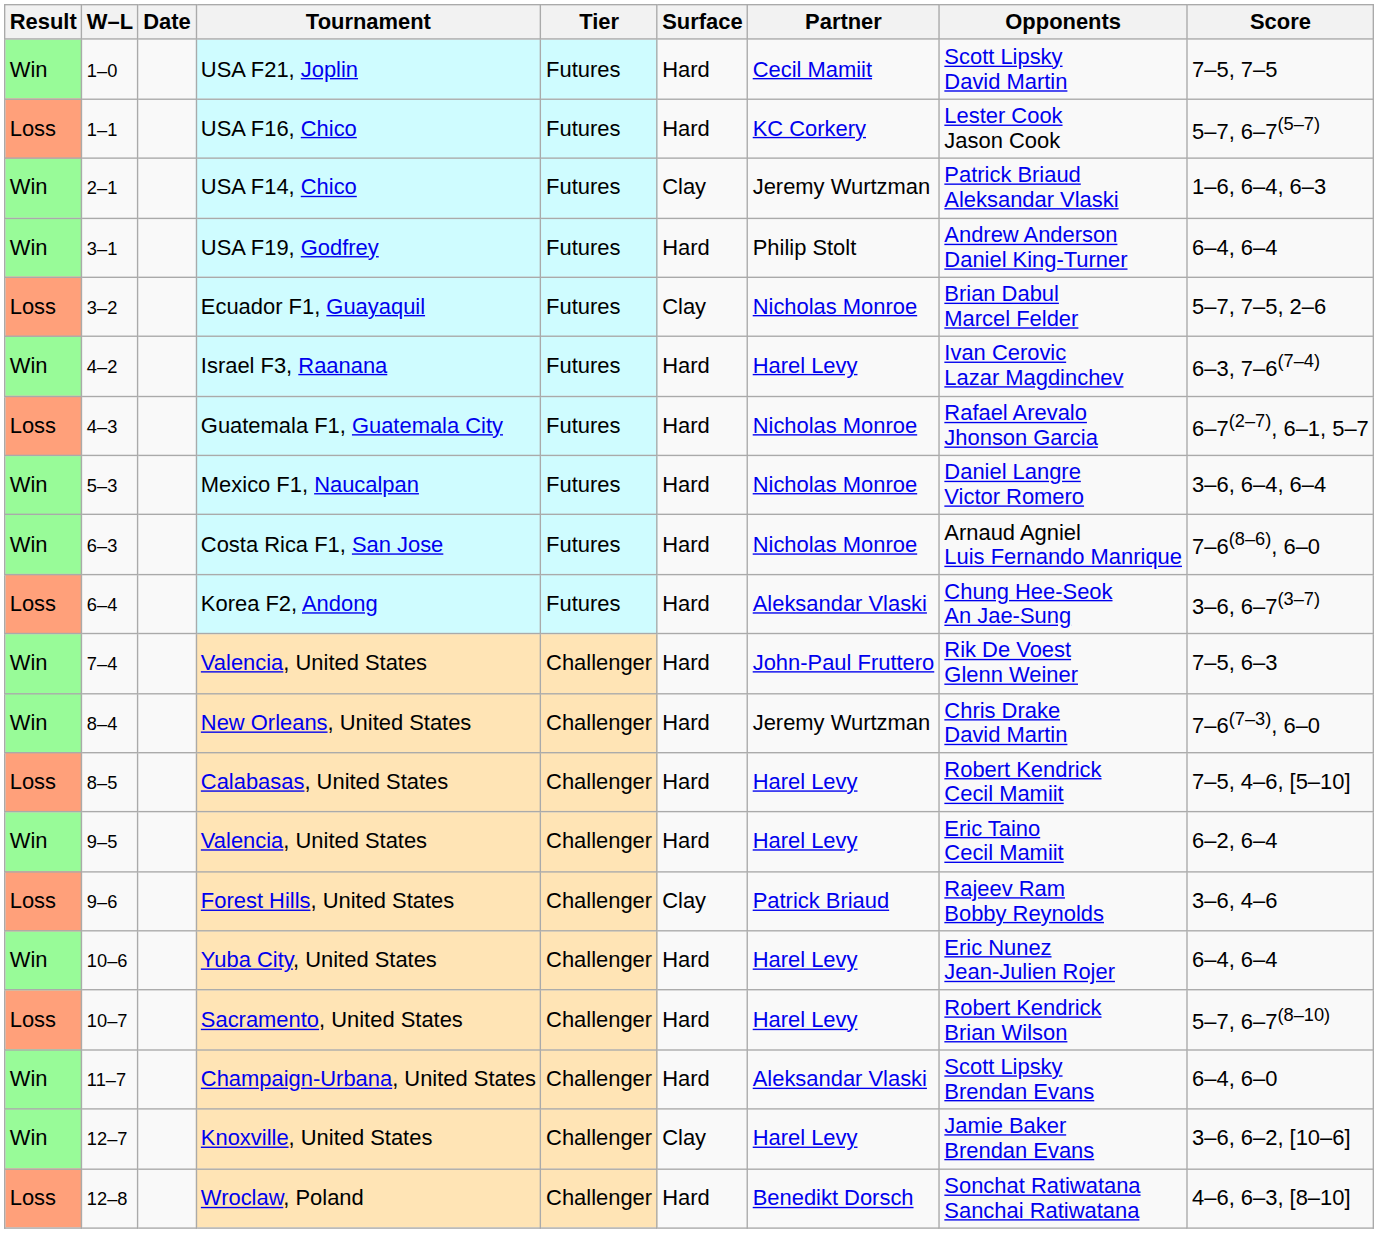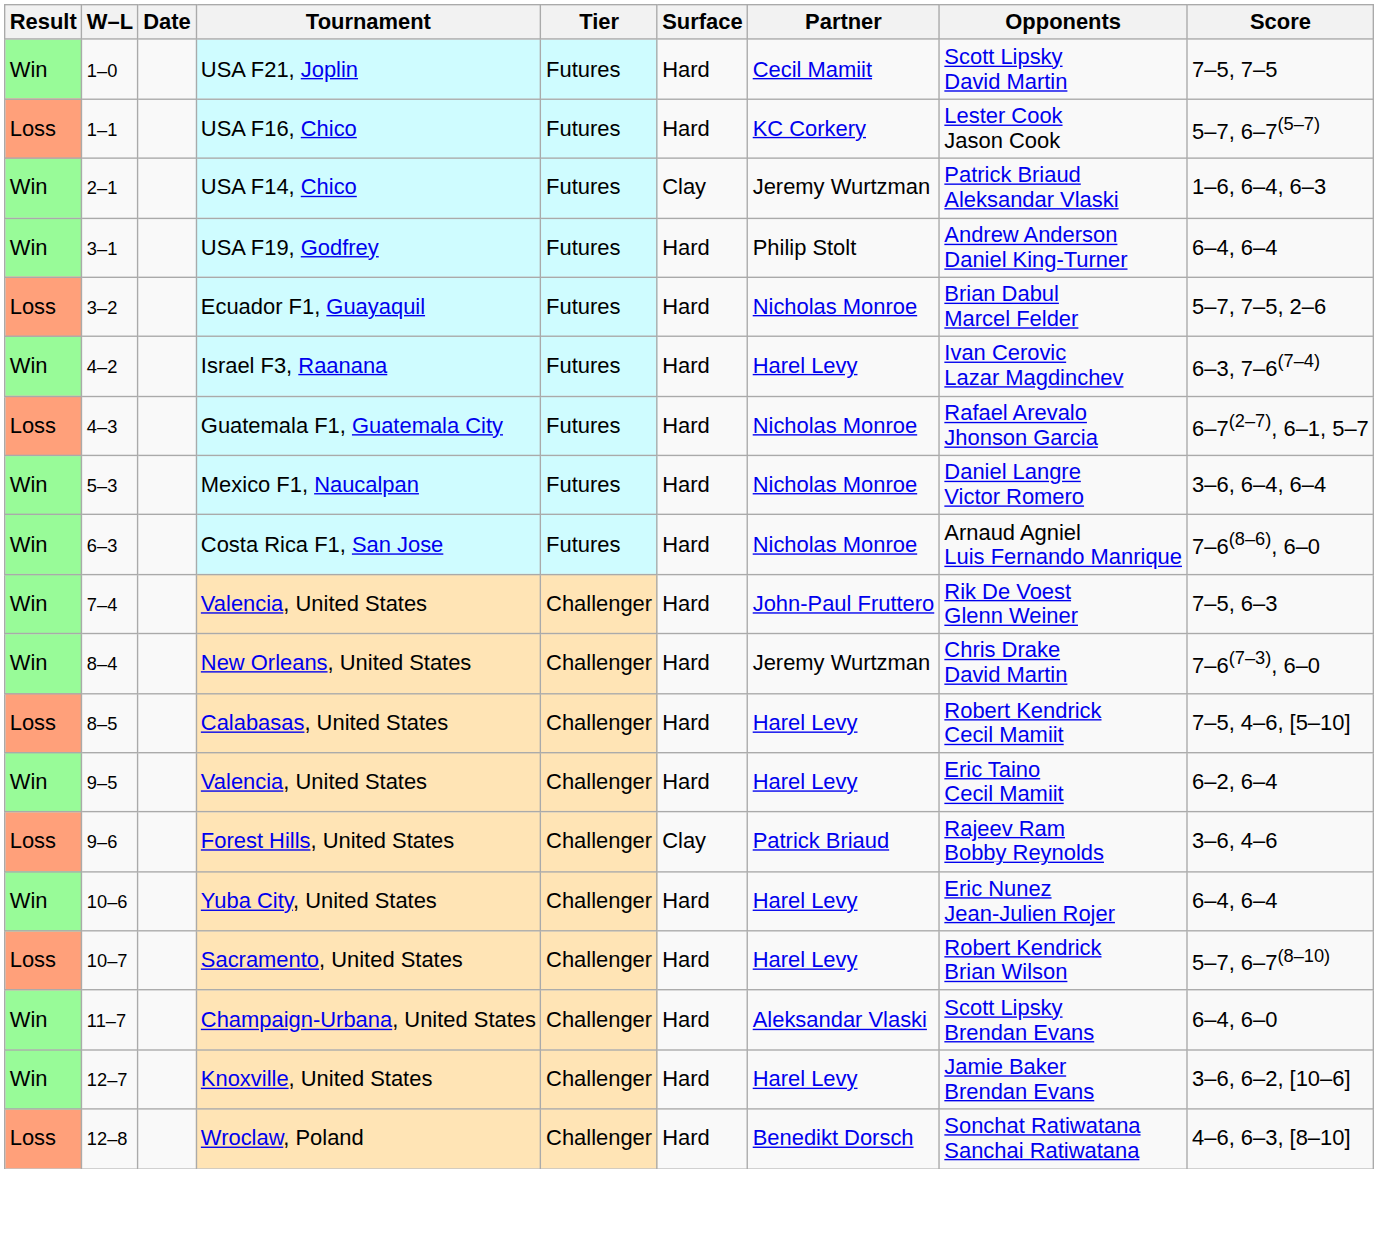(684, 306) Clay -> (686, 306) Hard
- row: (102, 605)
(684, 1138) Clay -> (686, 1079) Hard
